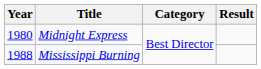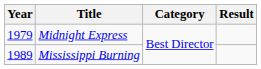(20, 34) 1980 -> (20, 34) 1979
(20, 54) 1988 -> (20, 54) 1989
